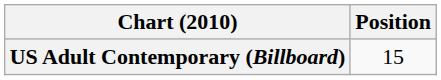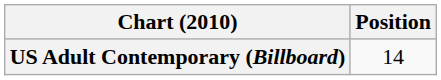(393, 56) 15 -> (393, 56) 14
